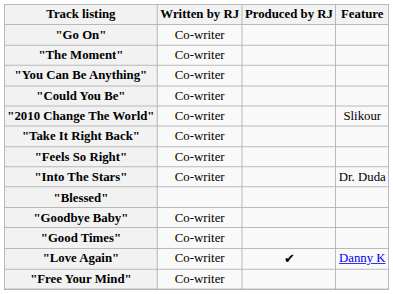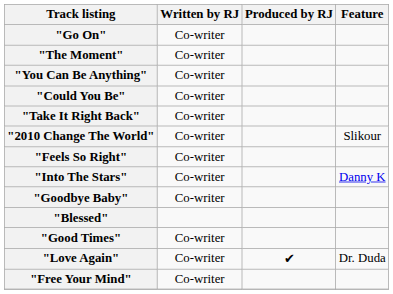rows swapped: (81, 136) <-> (81, 116)
(362, 177) Dr. Duda -> (362, 177) Danny K
rows swapped: (81, 197) <-> (81, 217)
(362, 258) Danny K -> (362, 258) Dr. Duda
